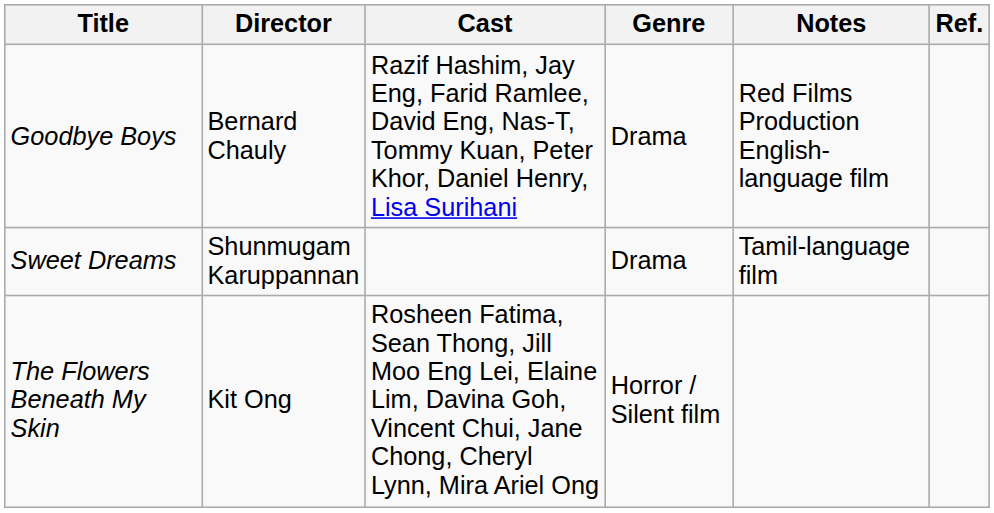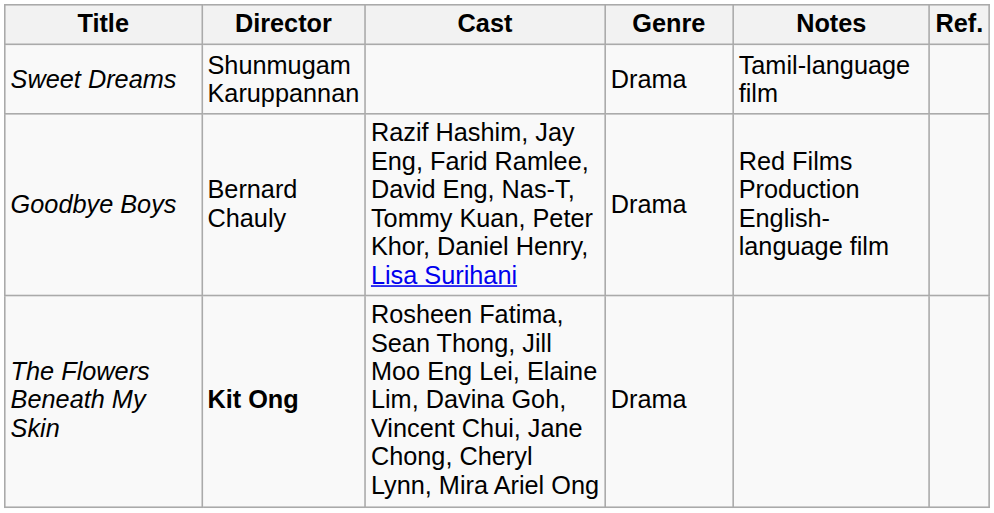rows swapped: (94, 135) <-> (94, 261)
(250, 400) normal -> (253, 400) bold
(666, 400) Horror / Silent film -> (649, 400) Drama
